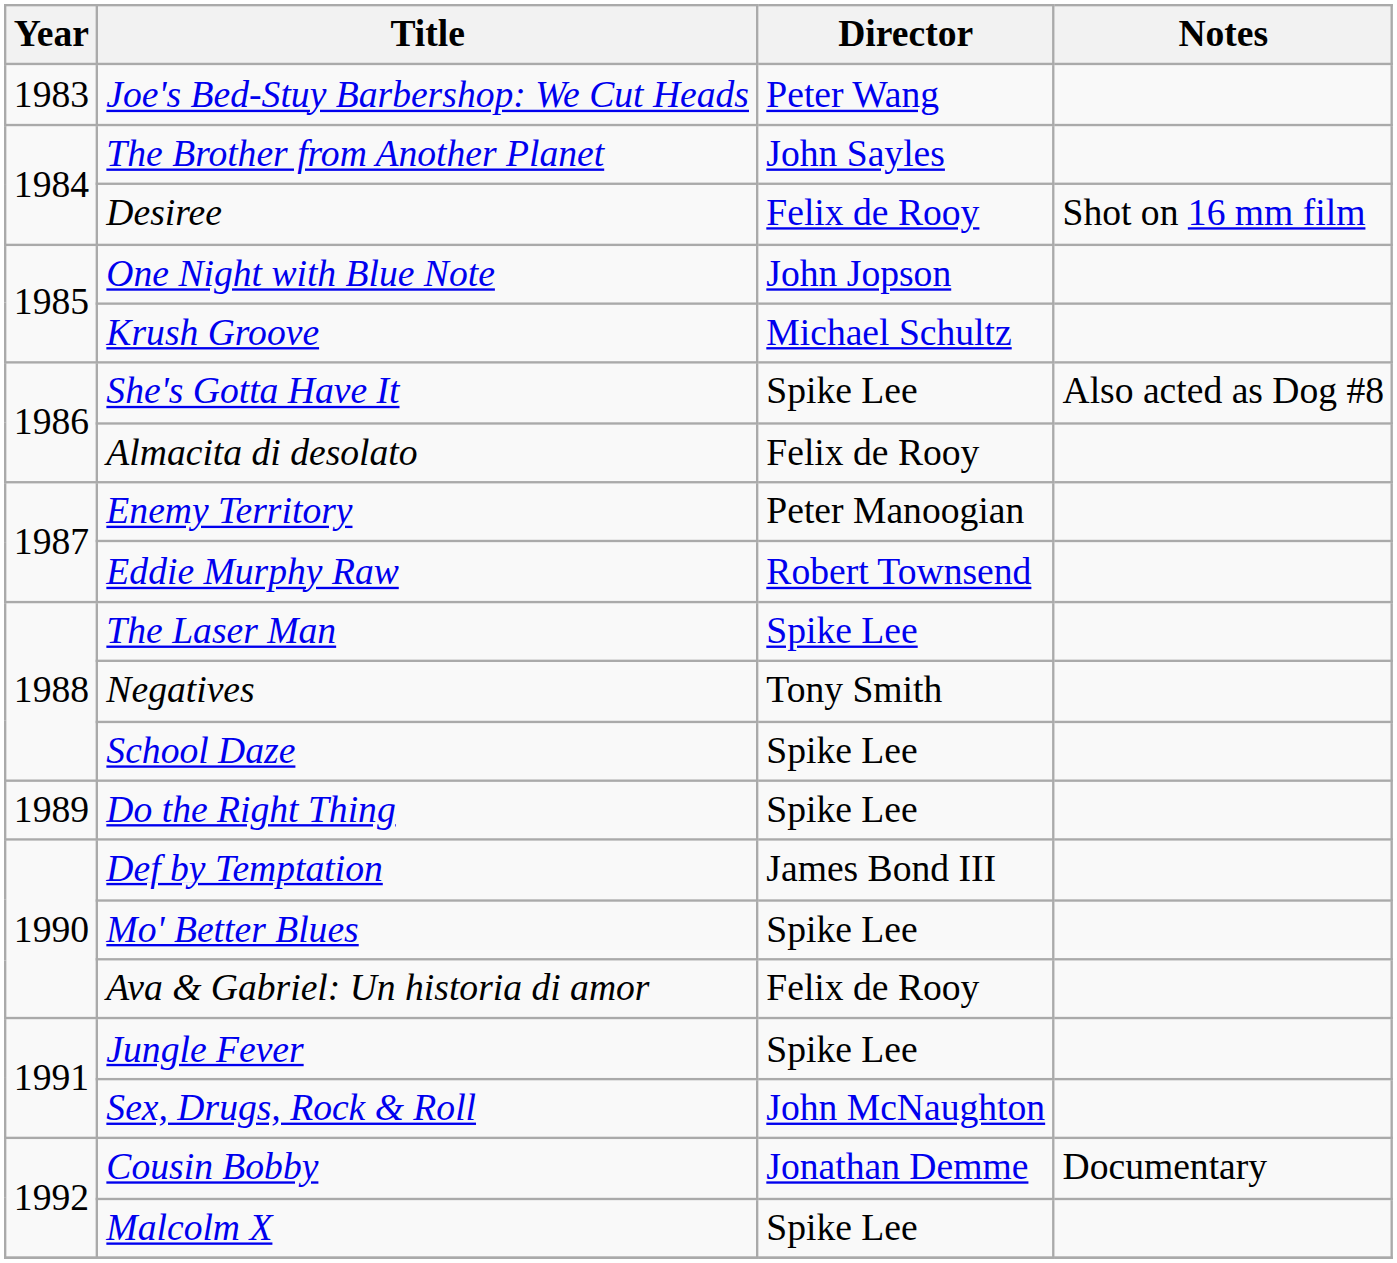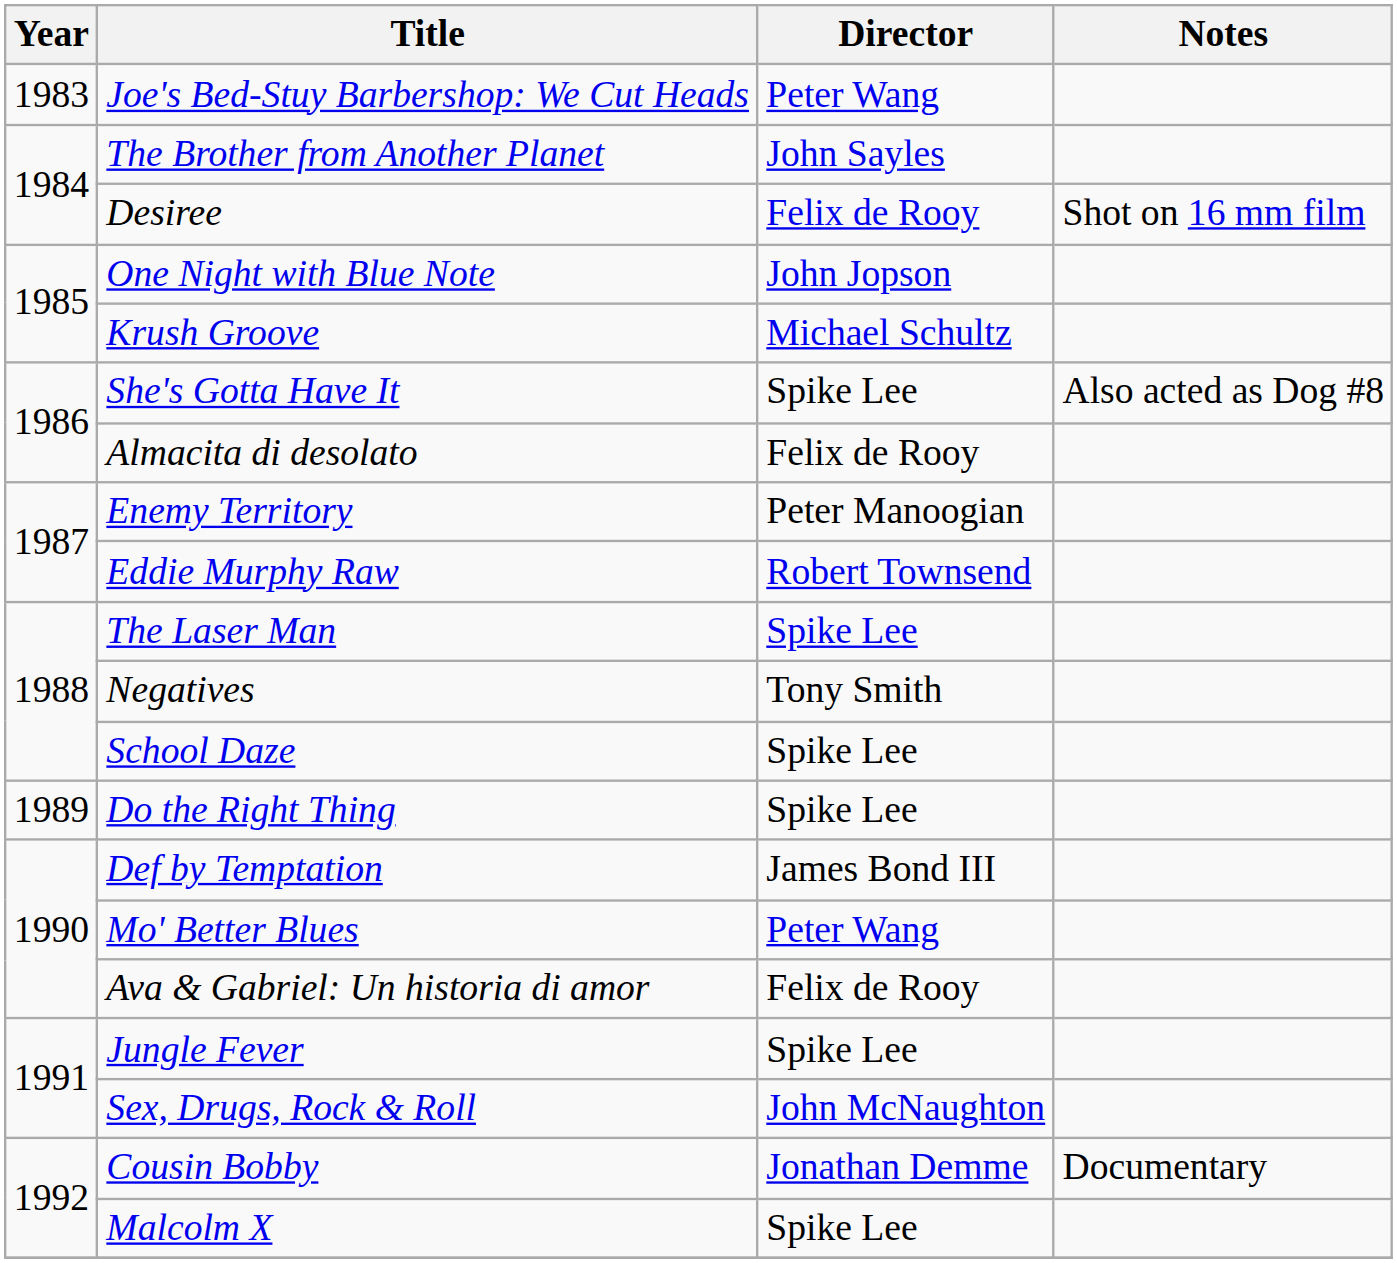(842, 928) Spike Lee -> (853, 928) Peter Wang
